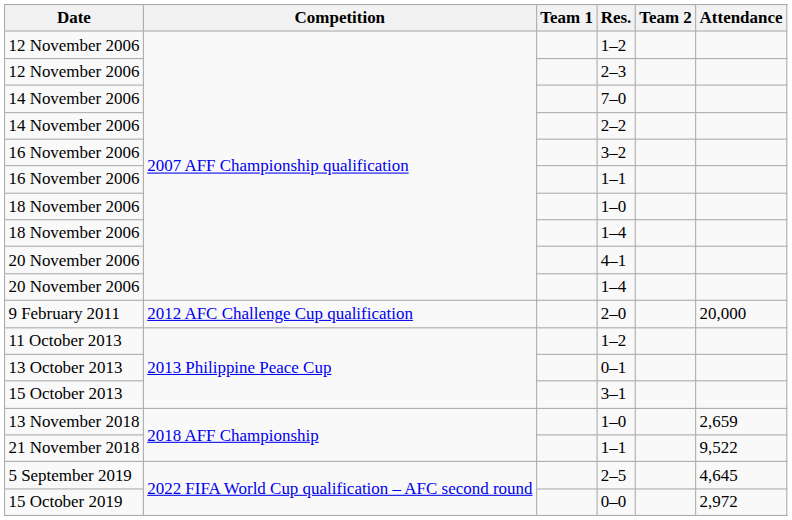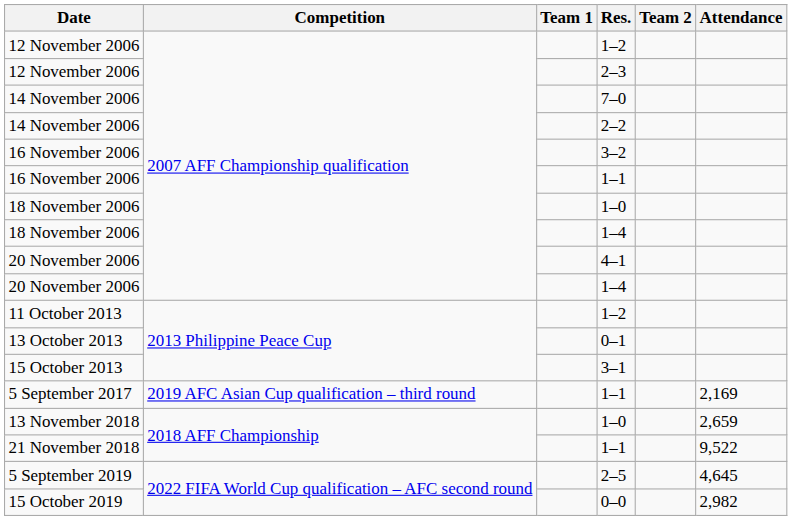- row: (64, 313)
+ row: (70, 394)
(719, 502) 2,972 -> (719, 502) 2,982
